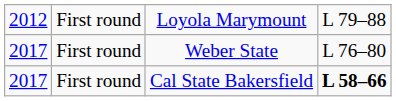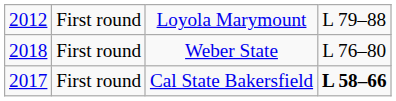(28, 50) 2017 -> (28, 50) 2018
